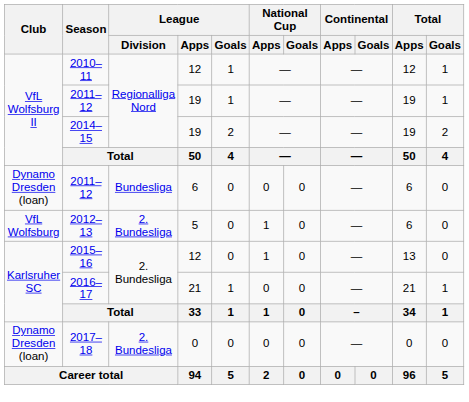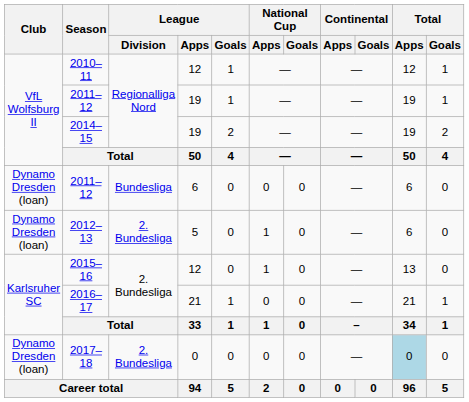(34, 225) VfL Wolfsburg -> (34, 232) Dynamo Dresden (loan)
(409, 344) no background -> (409, 357) lightblue background
